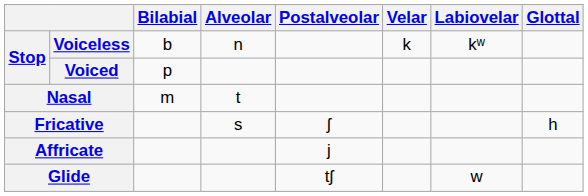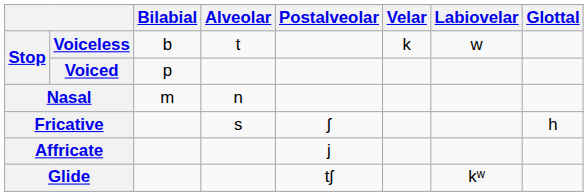(238, 44) n -> (238, 44) t
(477, 44) kʷ -> (477, 44) w
(238, 97) t -> (238, 97) n
(477, 177) w -> (477, 177) kʷ
